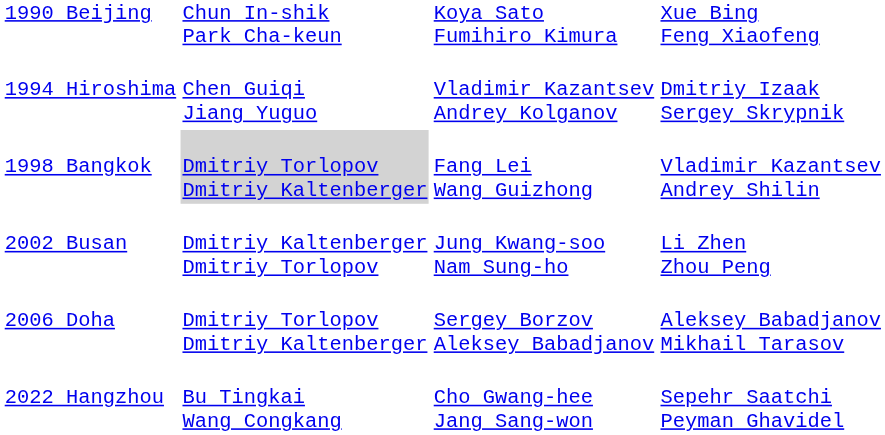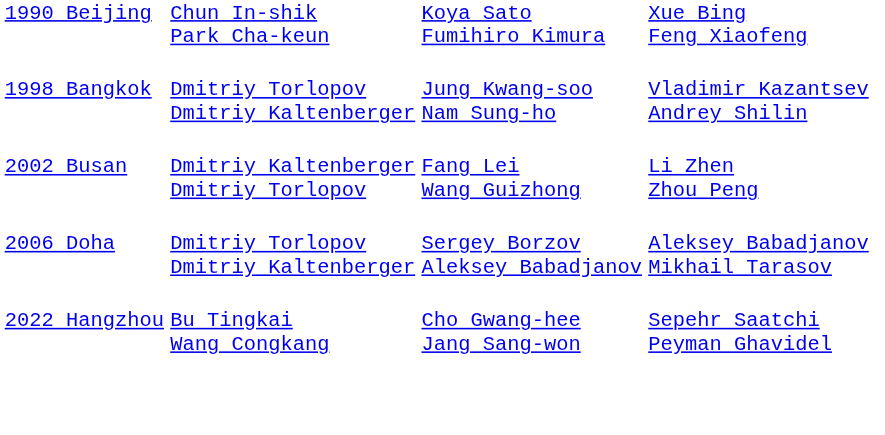- row: (90, 90)
(305, 179) lightgrey background -> (293, 102) no background
(513, 179) Fang Lei Wang Guizhong -> (507, 102) Jung Kwang-soo Nam Sung-ho
(519, 256) Jung Kwang-soo Nam Sung-ho -> (501, 179) Fang Lei Wang Guizhong
